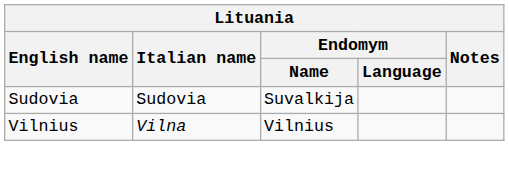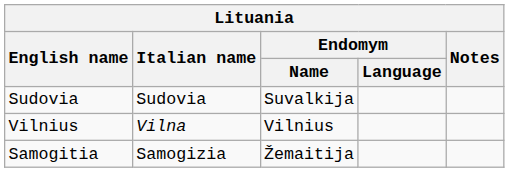+ row: (54, 154)
